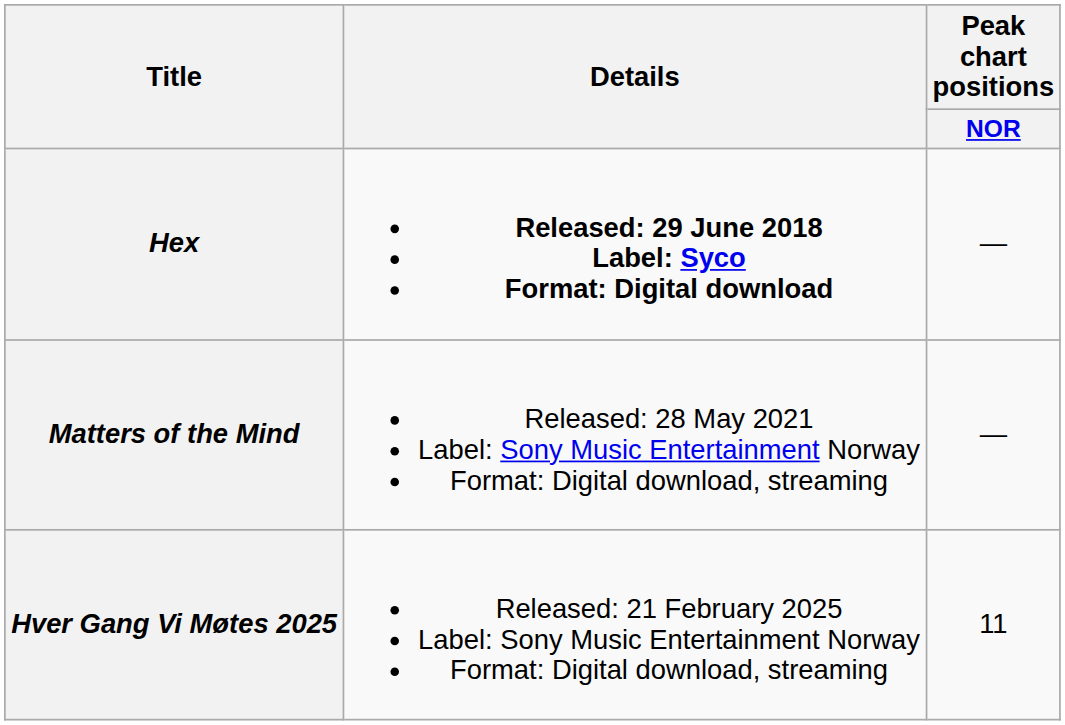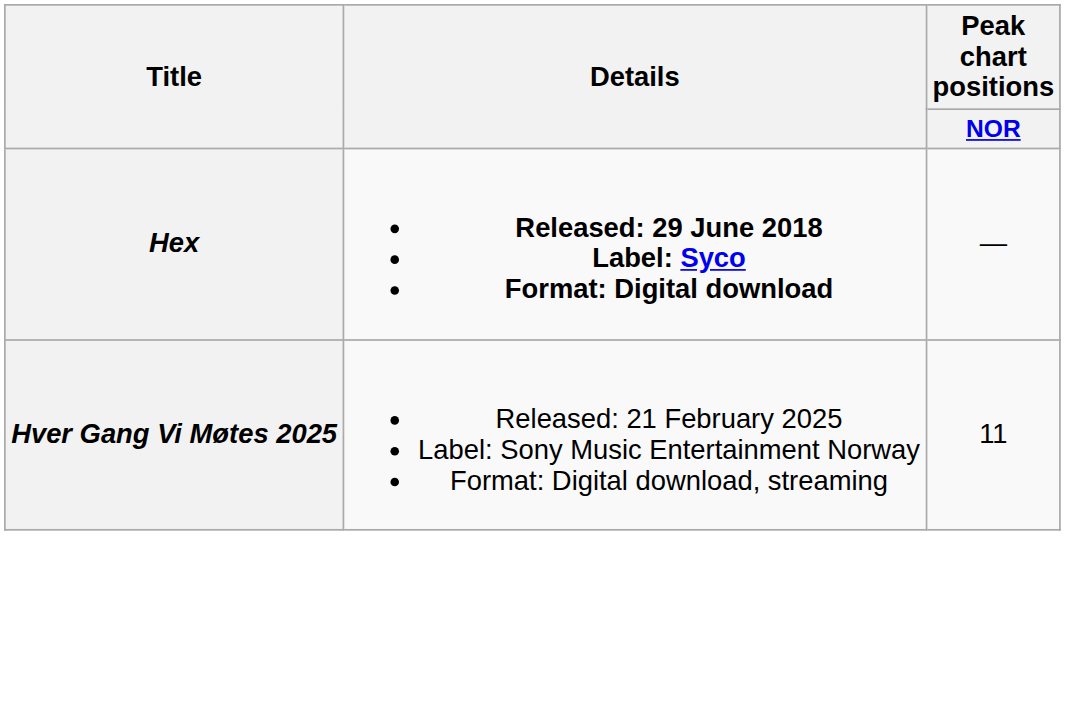- row: (174, 434)
